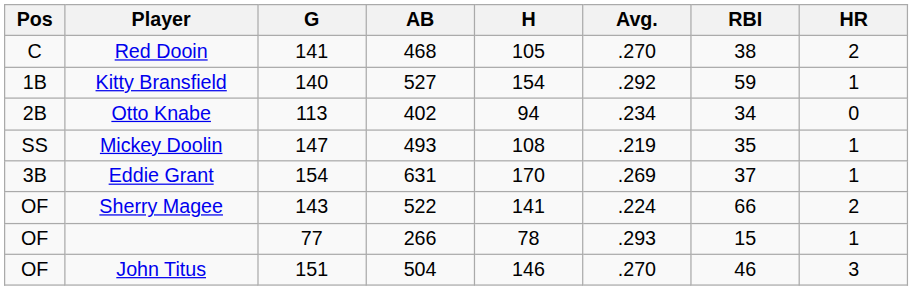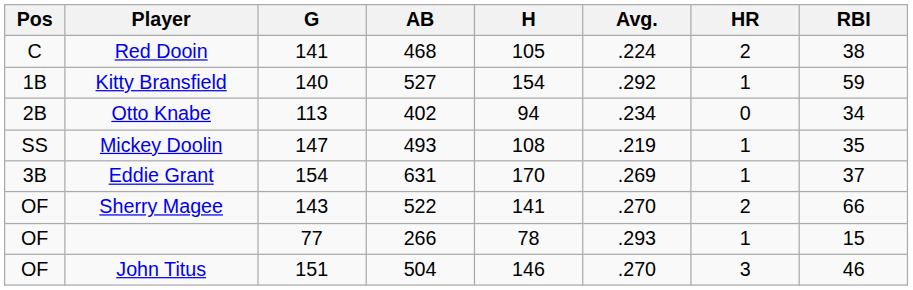columns swapped: (854, 20) <-> (745, 20)
(637, 51) .270 -> (637, 51) .224
(637, 207) .224 -> (637, 207) .270
